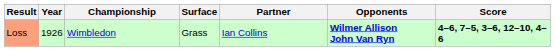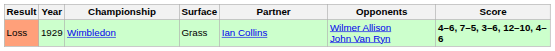(52, 33) 1926 -> (52, 33) 1929
(364, 33) bold -> (361, 33) normal
